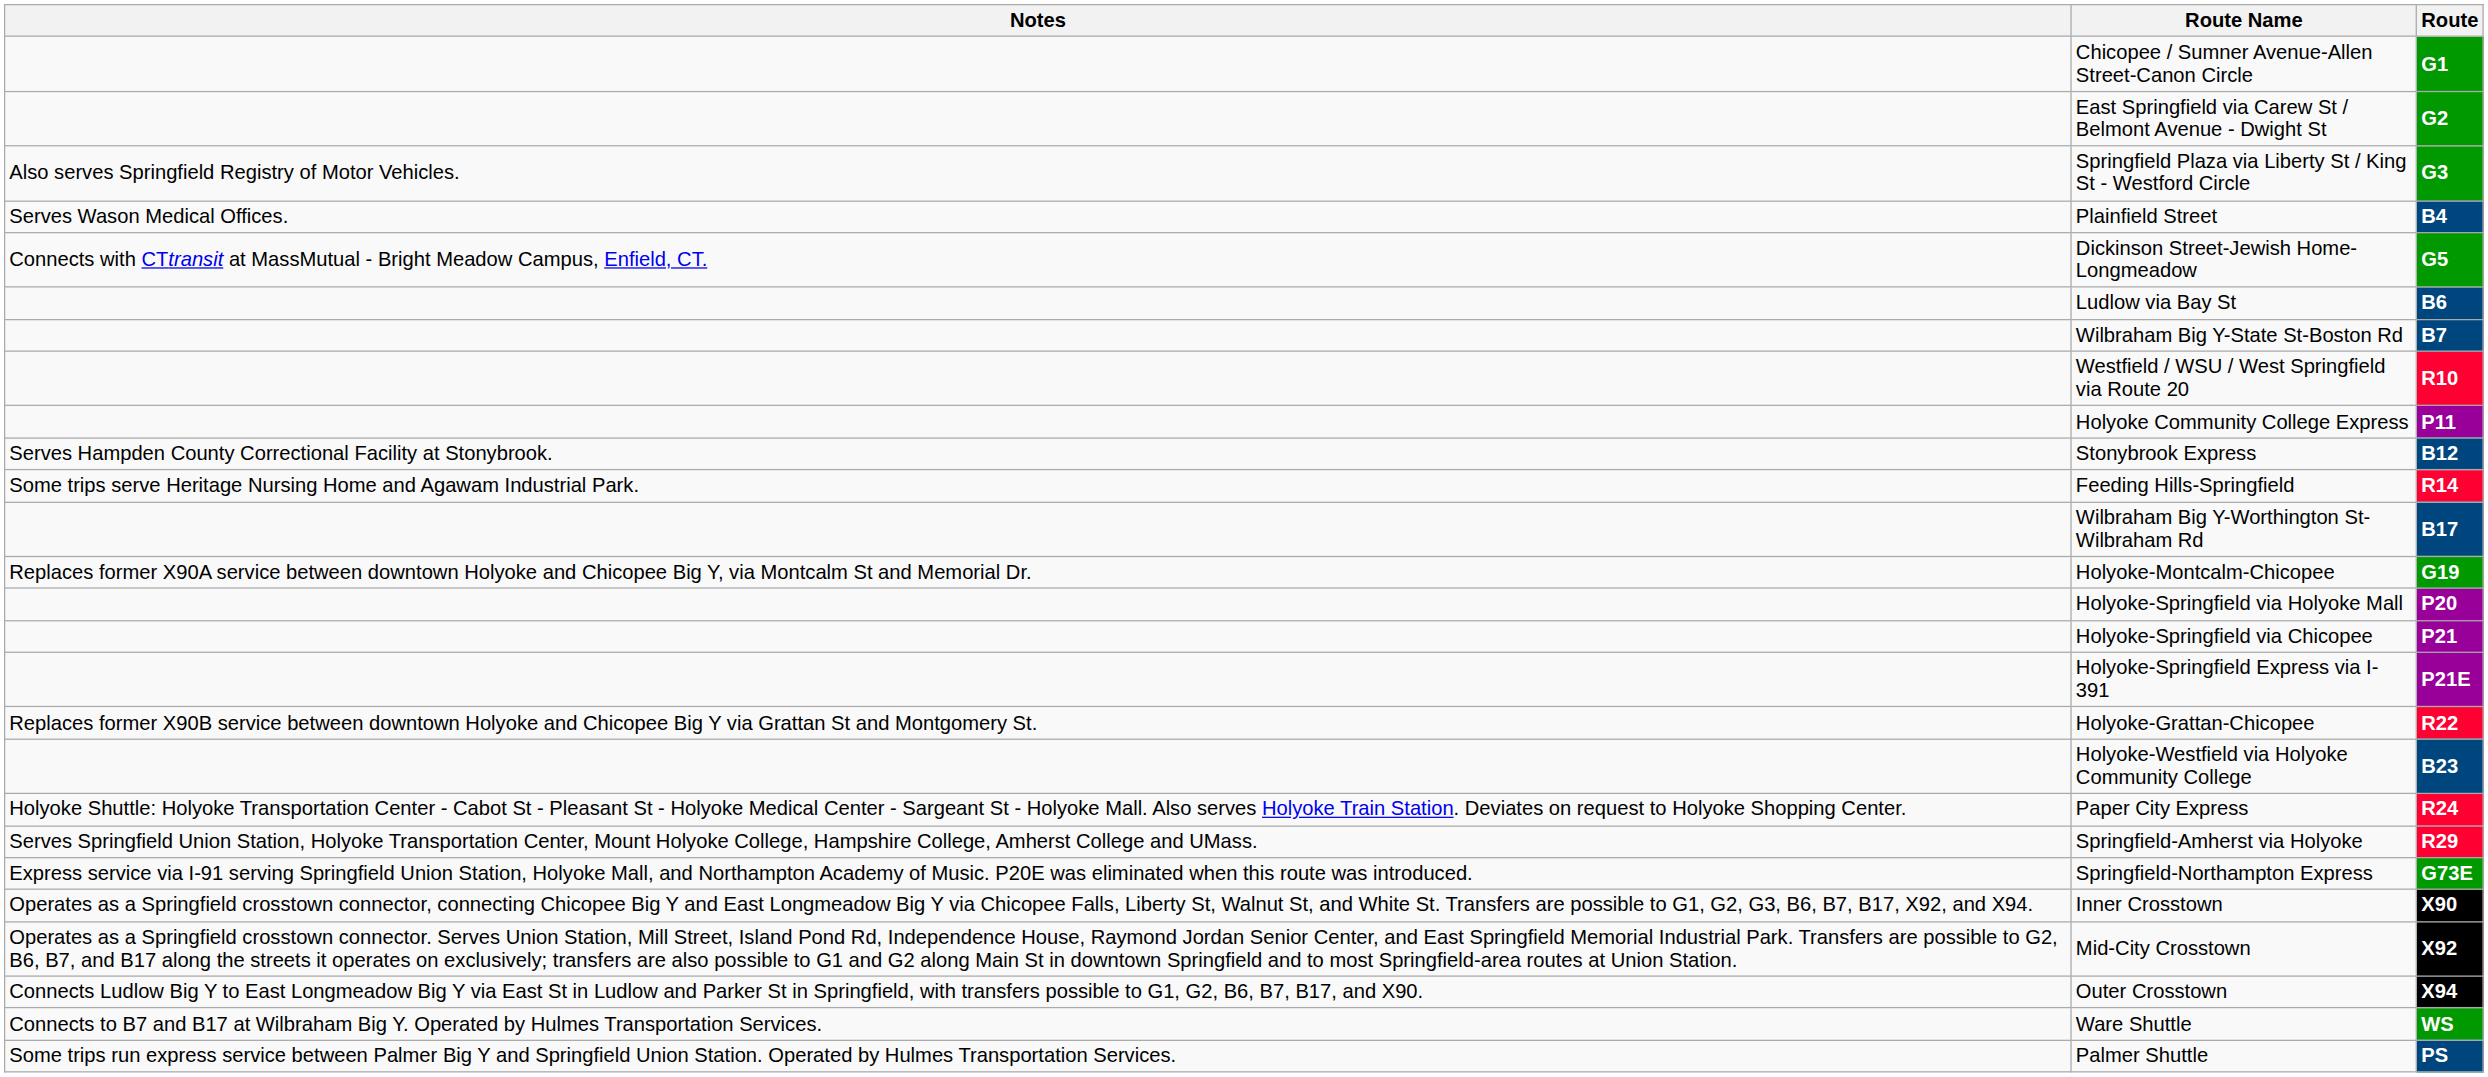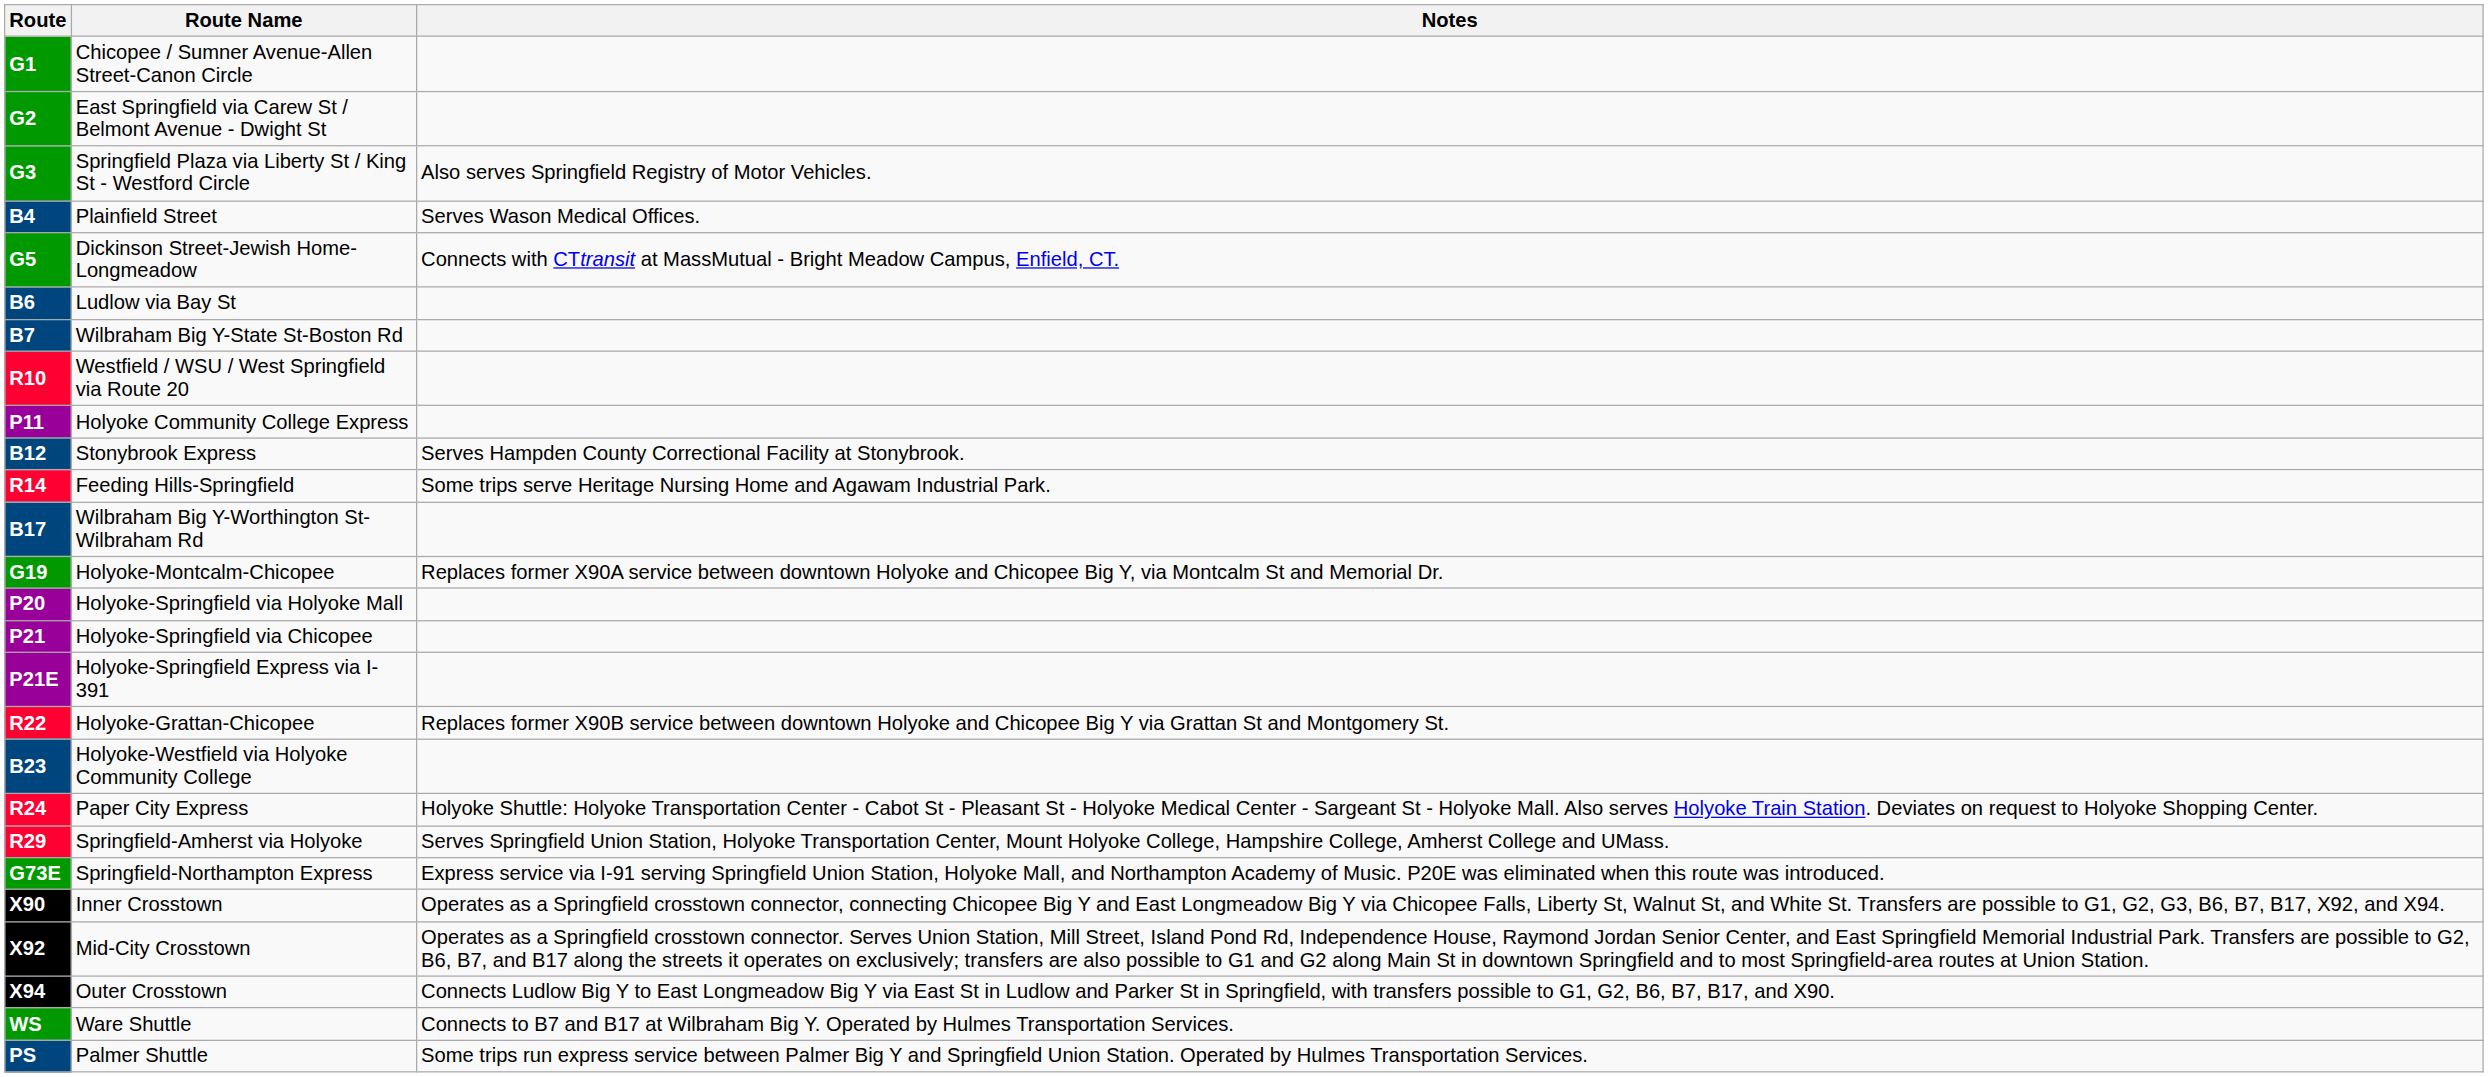columns swapped: (2450, 20) <-> (1038, 20)
